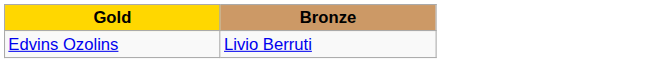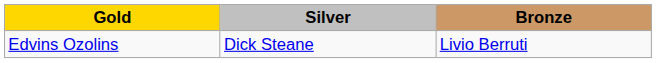+ column: (328, 17)
